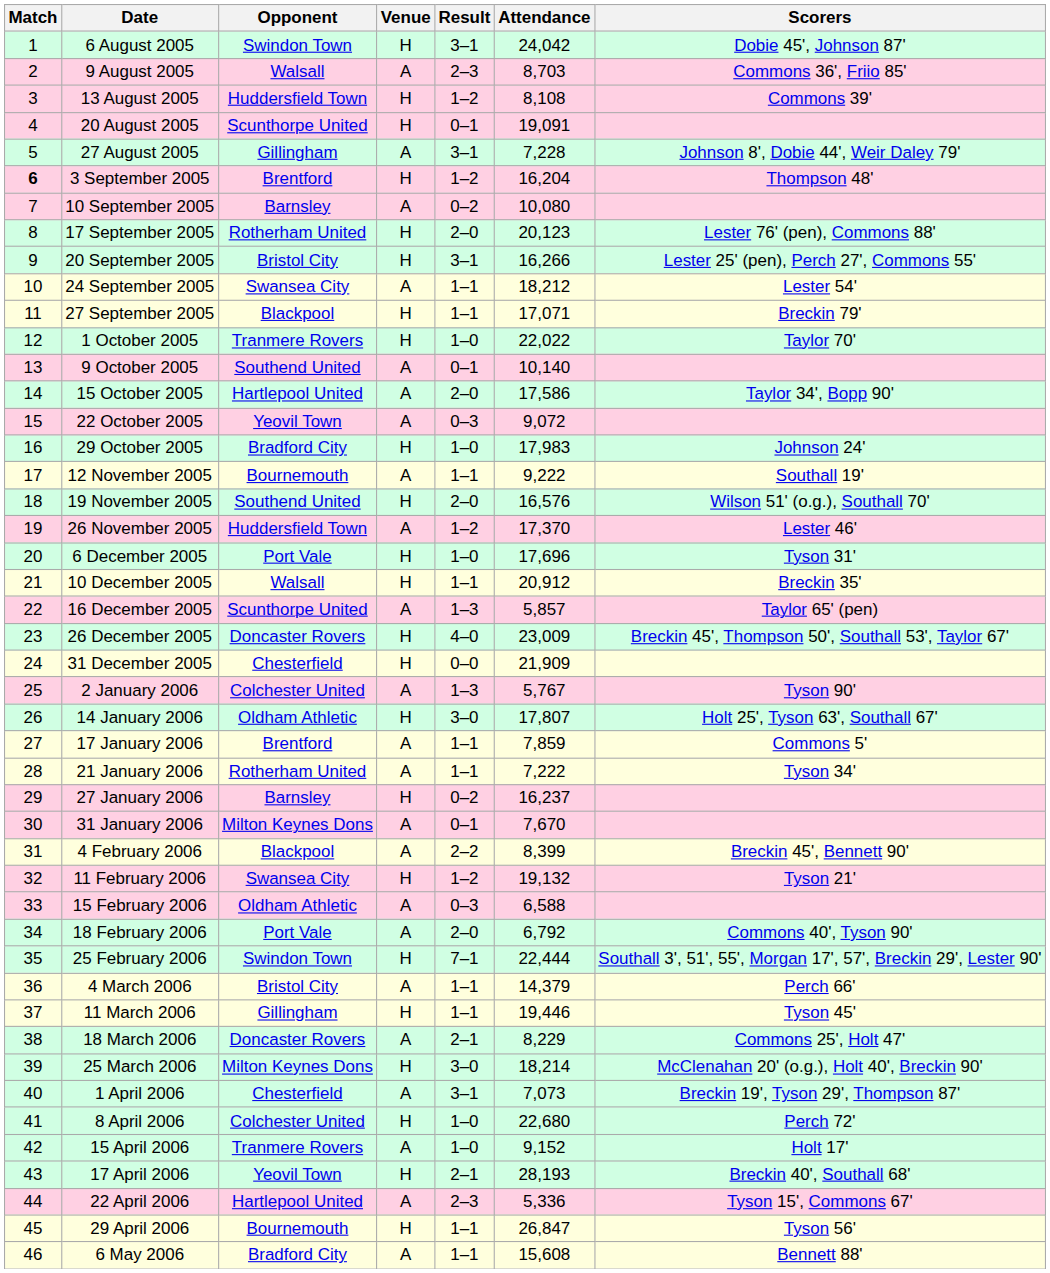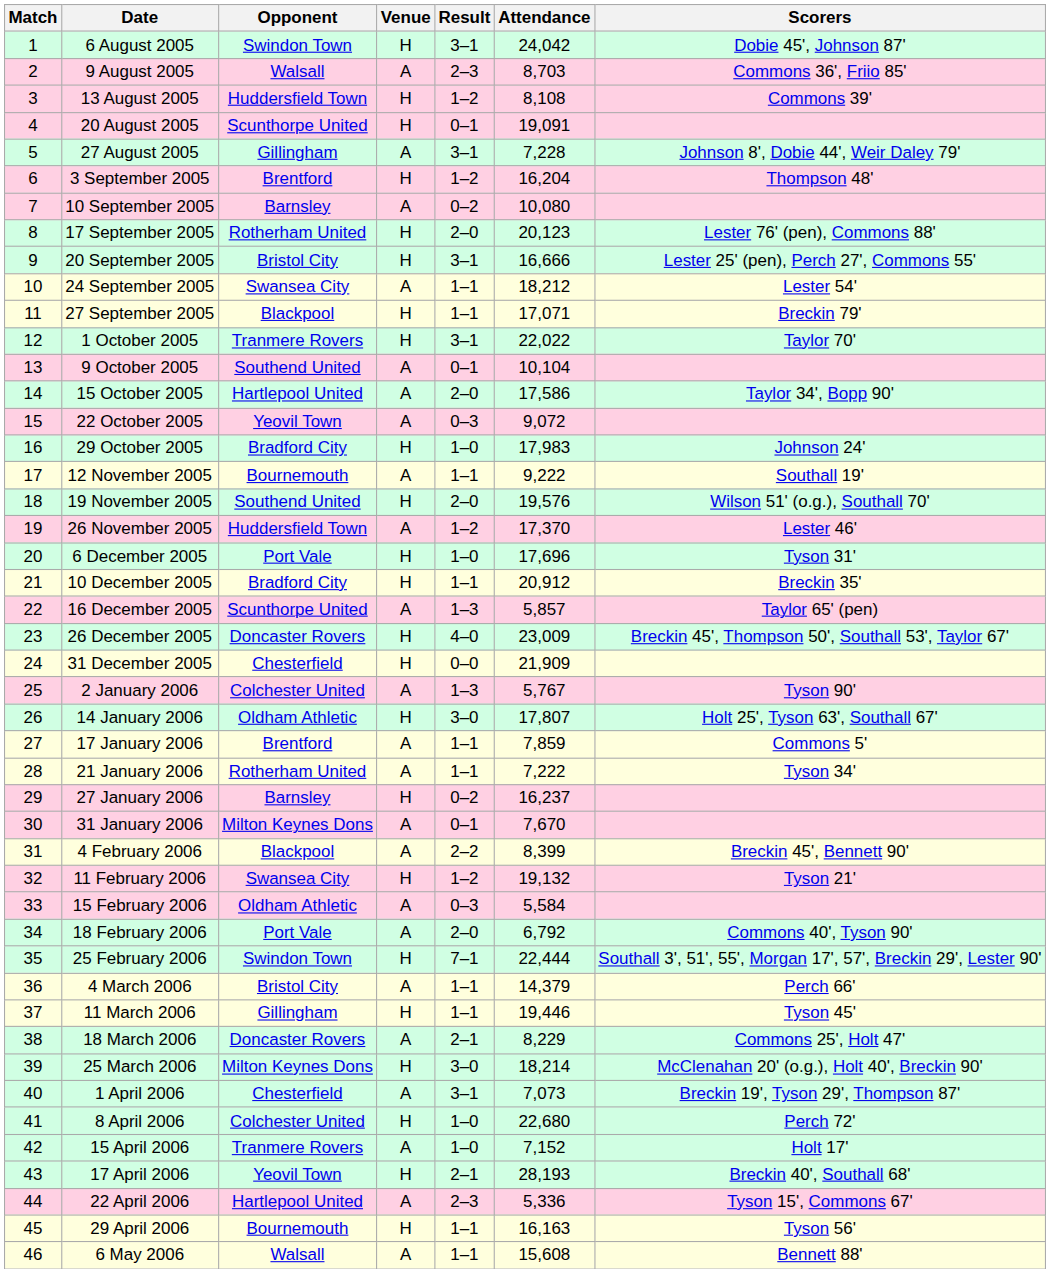(33, 179) bold -> (33, 179) normal
(544, 260) 16,266 -> (544, 260) 16,666
(464, 340) 1–0 -> (464, 340) 3–1
(544, 367) 10,140 -> (544, 367) 10,104
(544, 502) 16,576 -> (544, 502) 19,576
(297, 582) Walsall -> (297, 582) Bradford City
(544, 905) 6,588 -> (544, 905) 5,584
(544, 1147) 9,152 -> (544, 1147) 7,152
(544, 1228) 26,847 -> (544, 1228) 16,163
(297, 1255) Bradford City -> (297, 1255) Walsall
